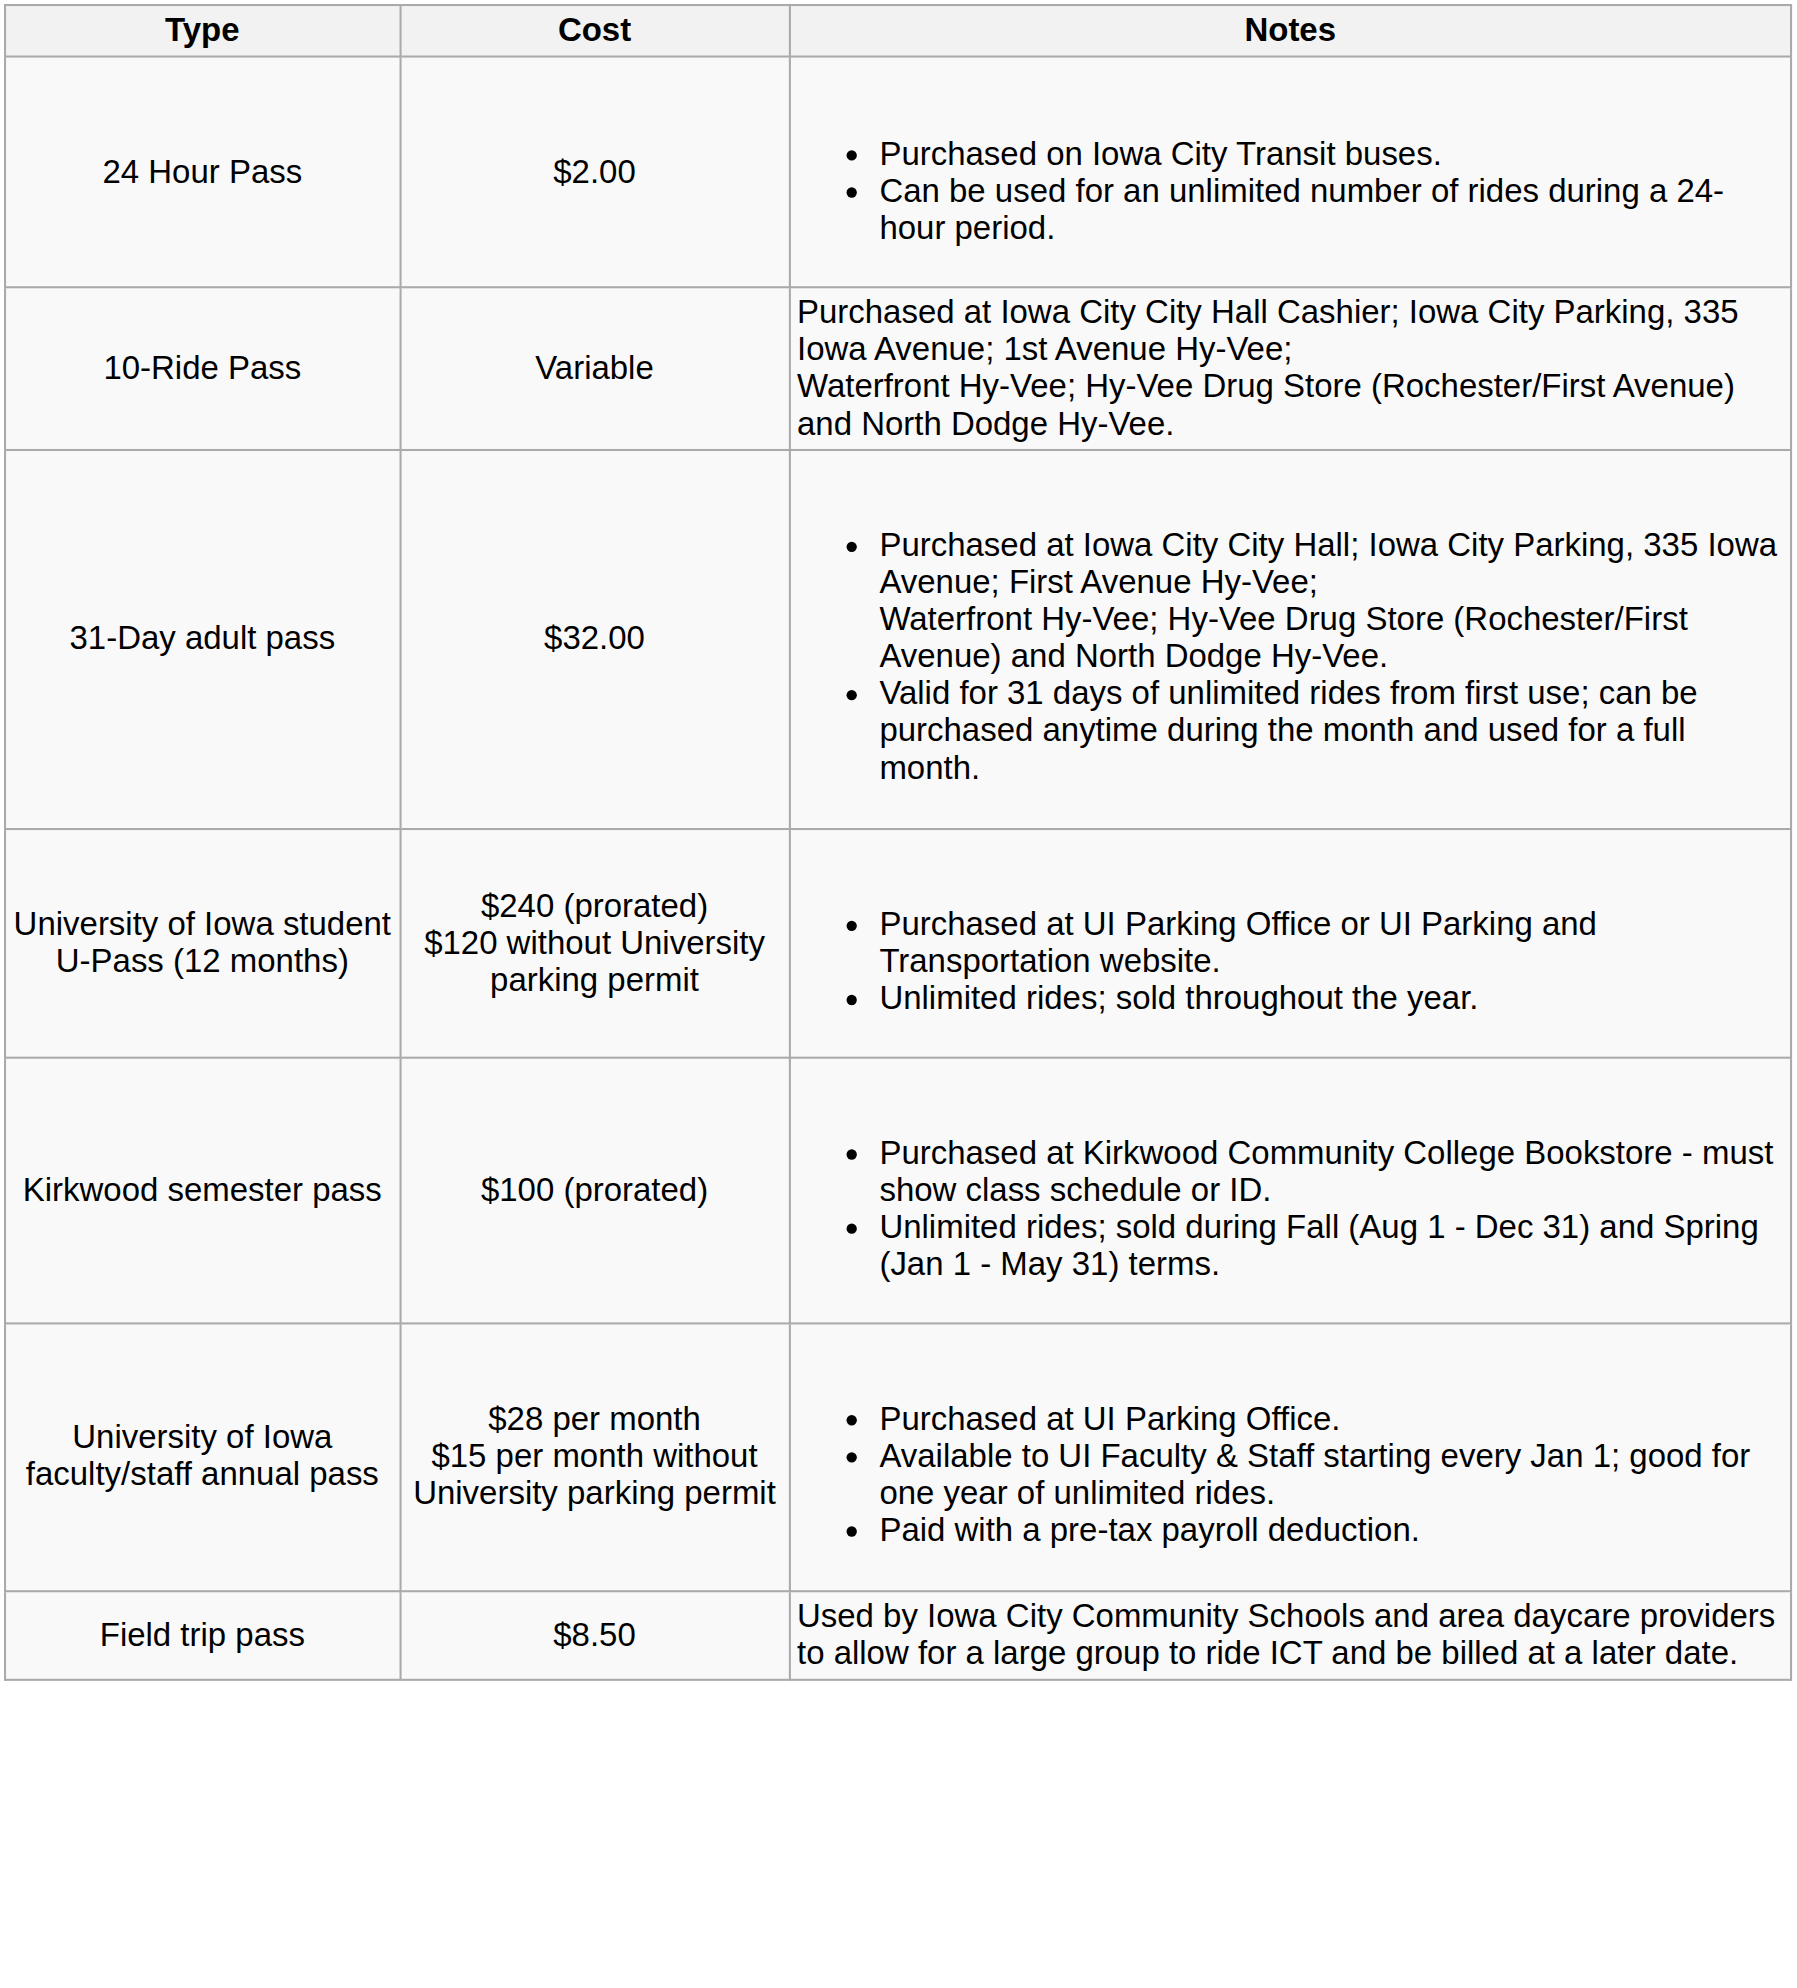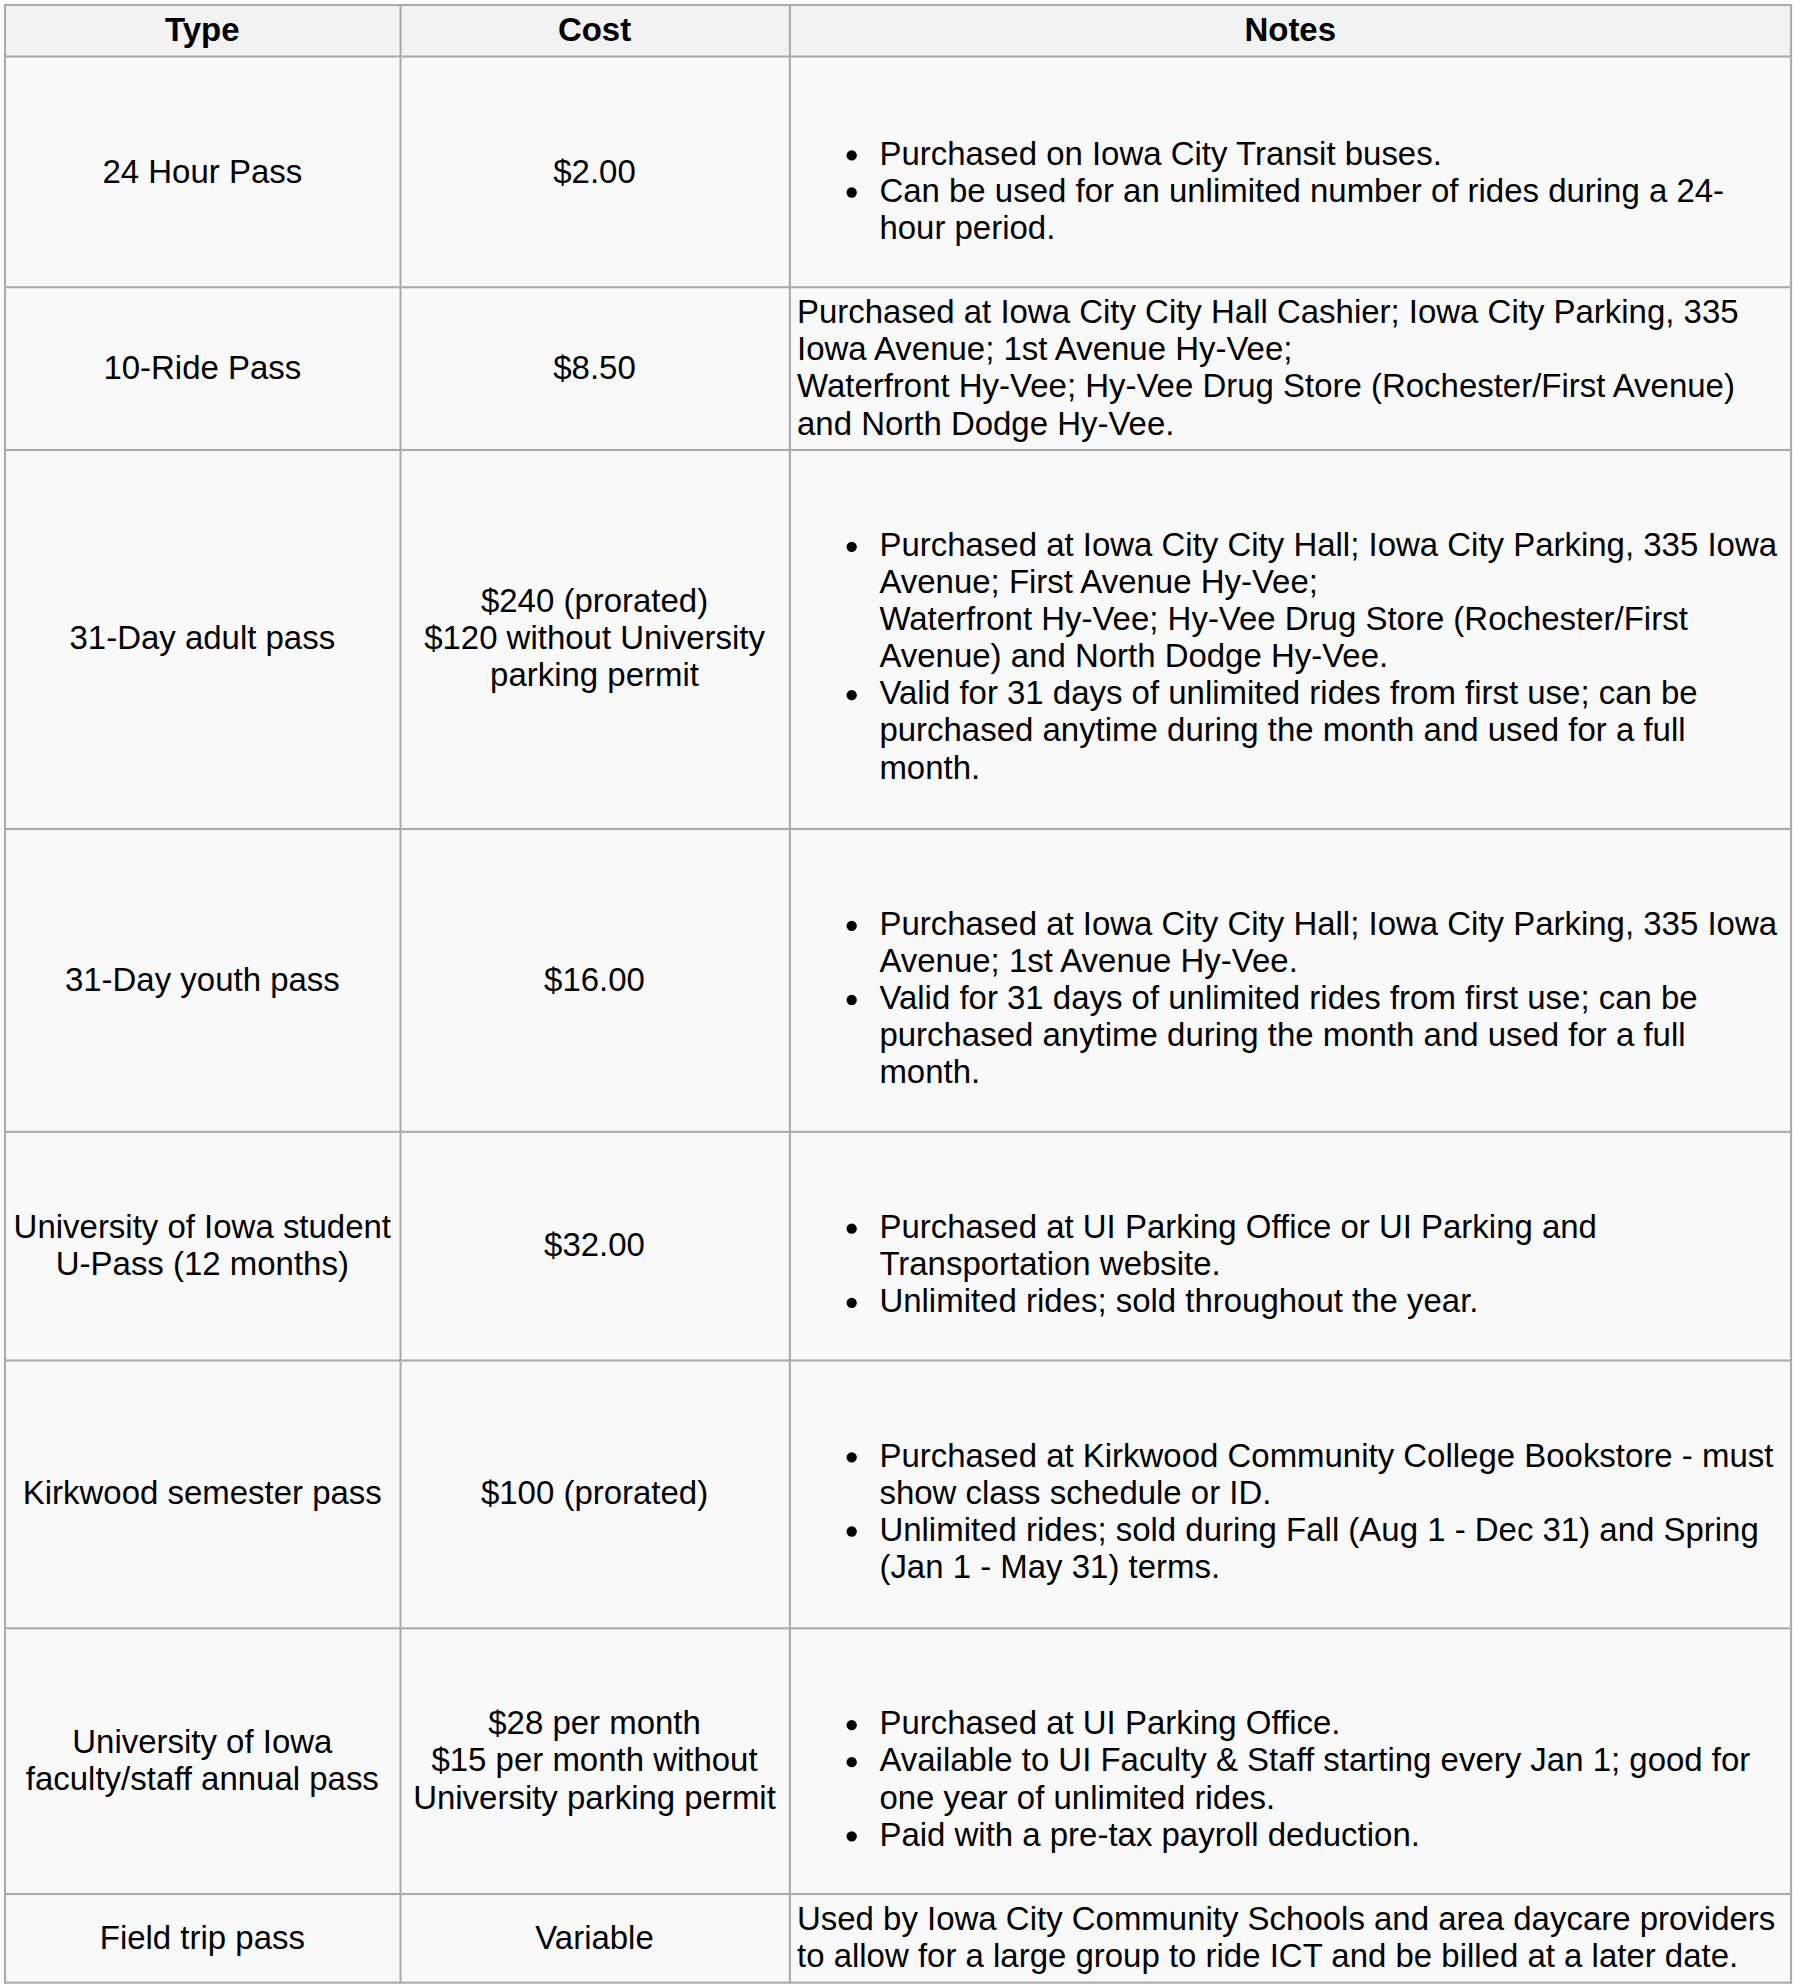(595, 367) Variable -> (595, 367) $8.50
(595, 638) $32.00 -> (595, 638) $240 (prorated) $120 without University parking permit
+ row: (202, 979)
(595, 942) $240 (prorated) $120 without University parking permit -> (595, 1245) $32.00
(595, 1634) $8.50 -> (595, 1938) Variable
